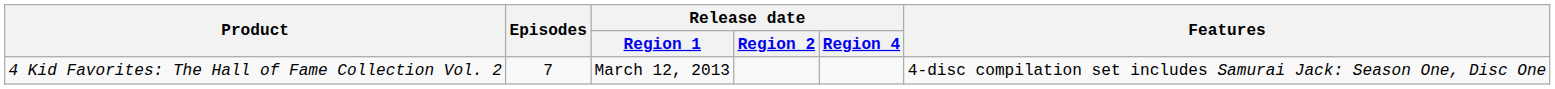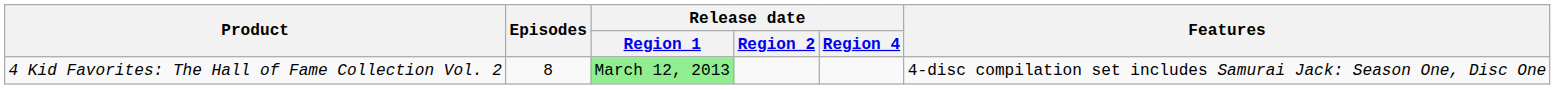(548, 70) 7 -> (548, 70) 8
(662, 70) no background -> (662, 70) lightgreen background
